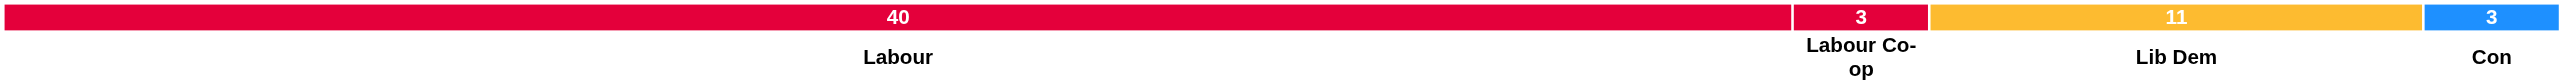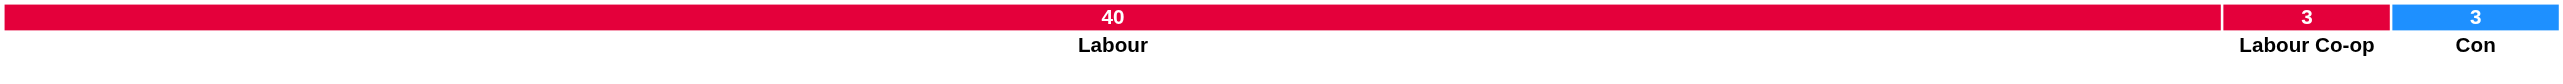- column: (2177, 17)
